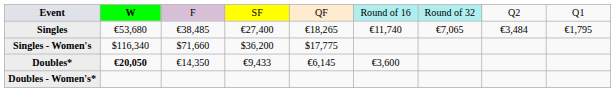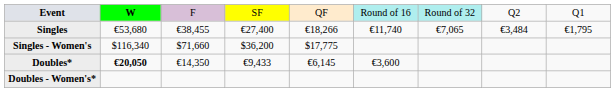(193, 29) €38,485 -> (193, 29) €38,455
(321, 29) €18,265 -> (321, 29) €18,266
